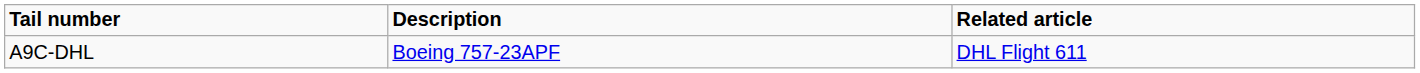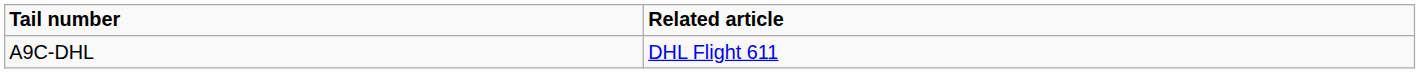- column: (447, 20)
